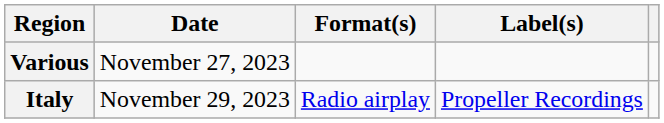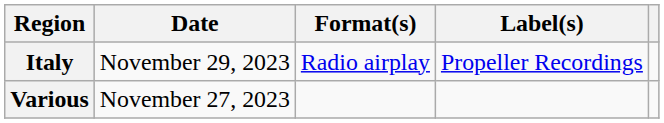rows swapped: (50, 61) <-> (50, 99)
